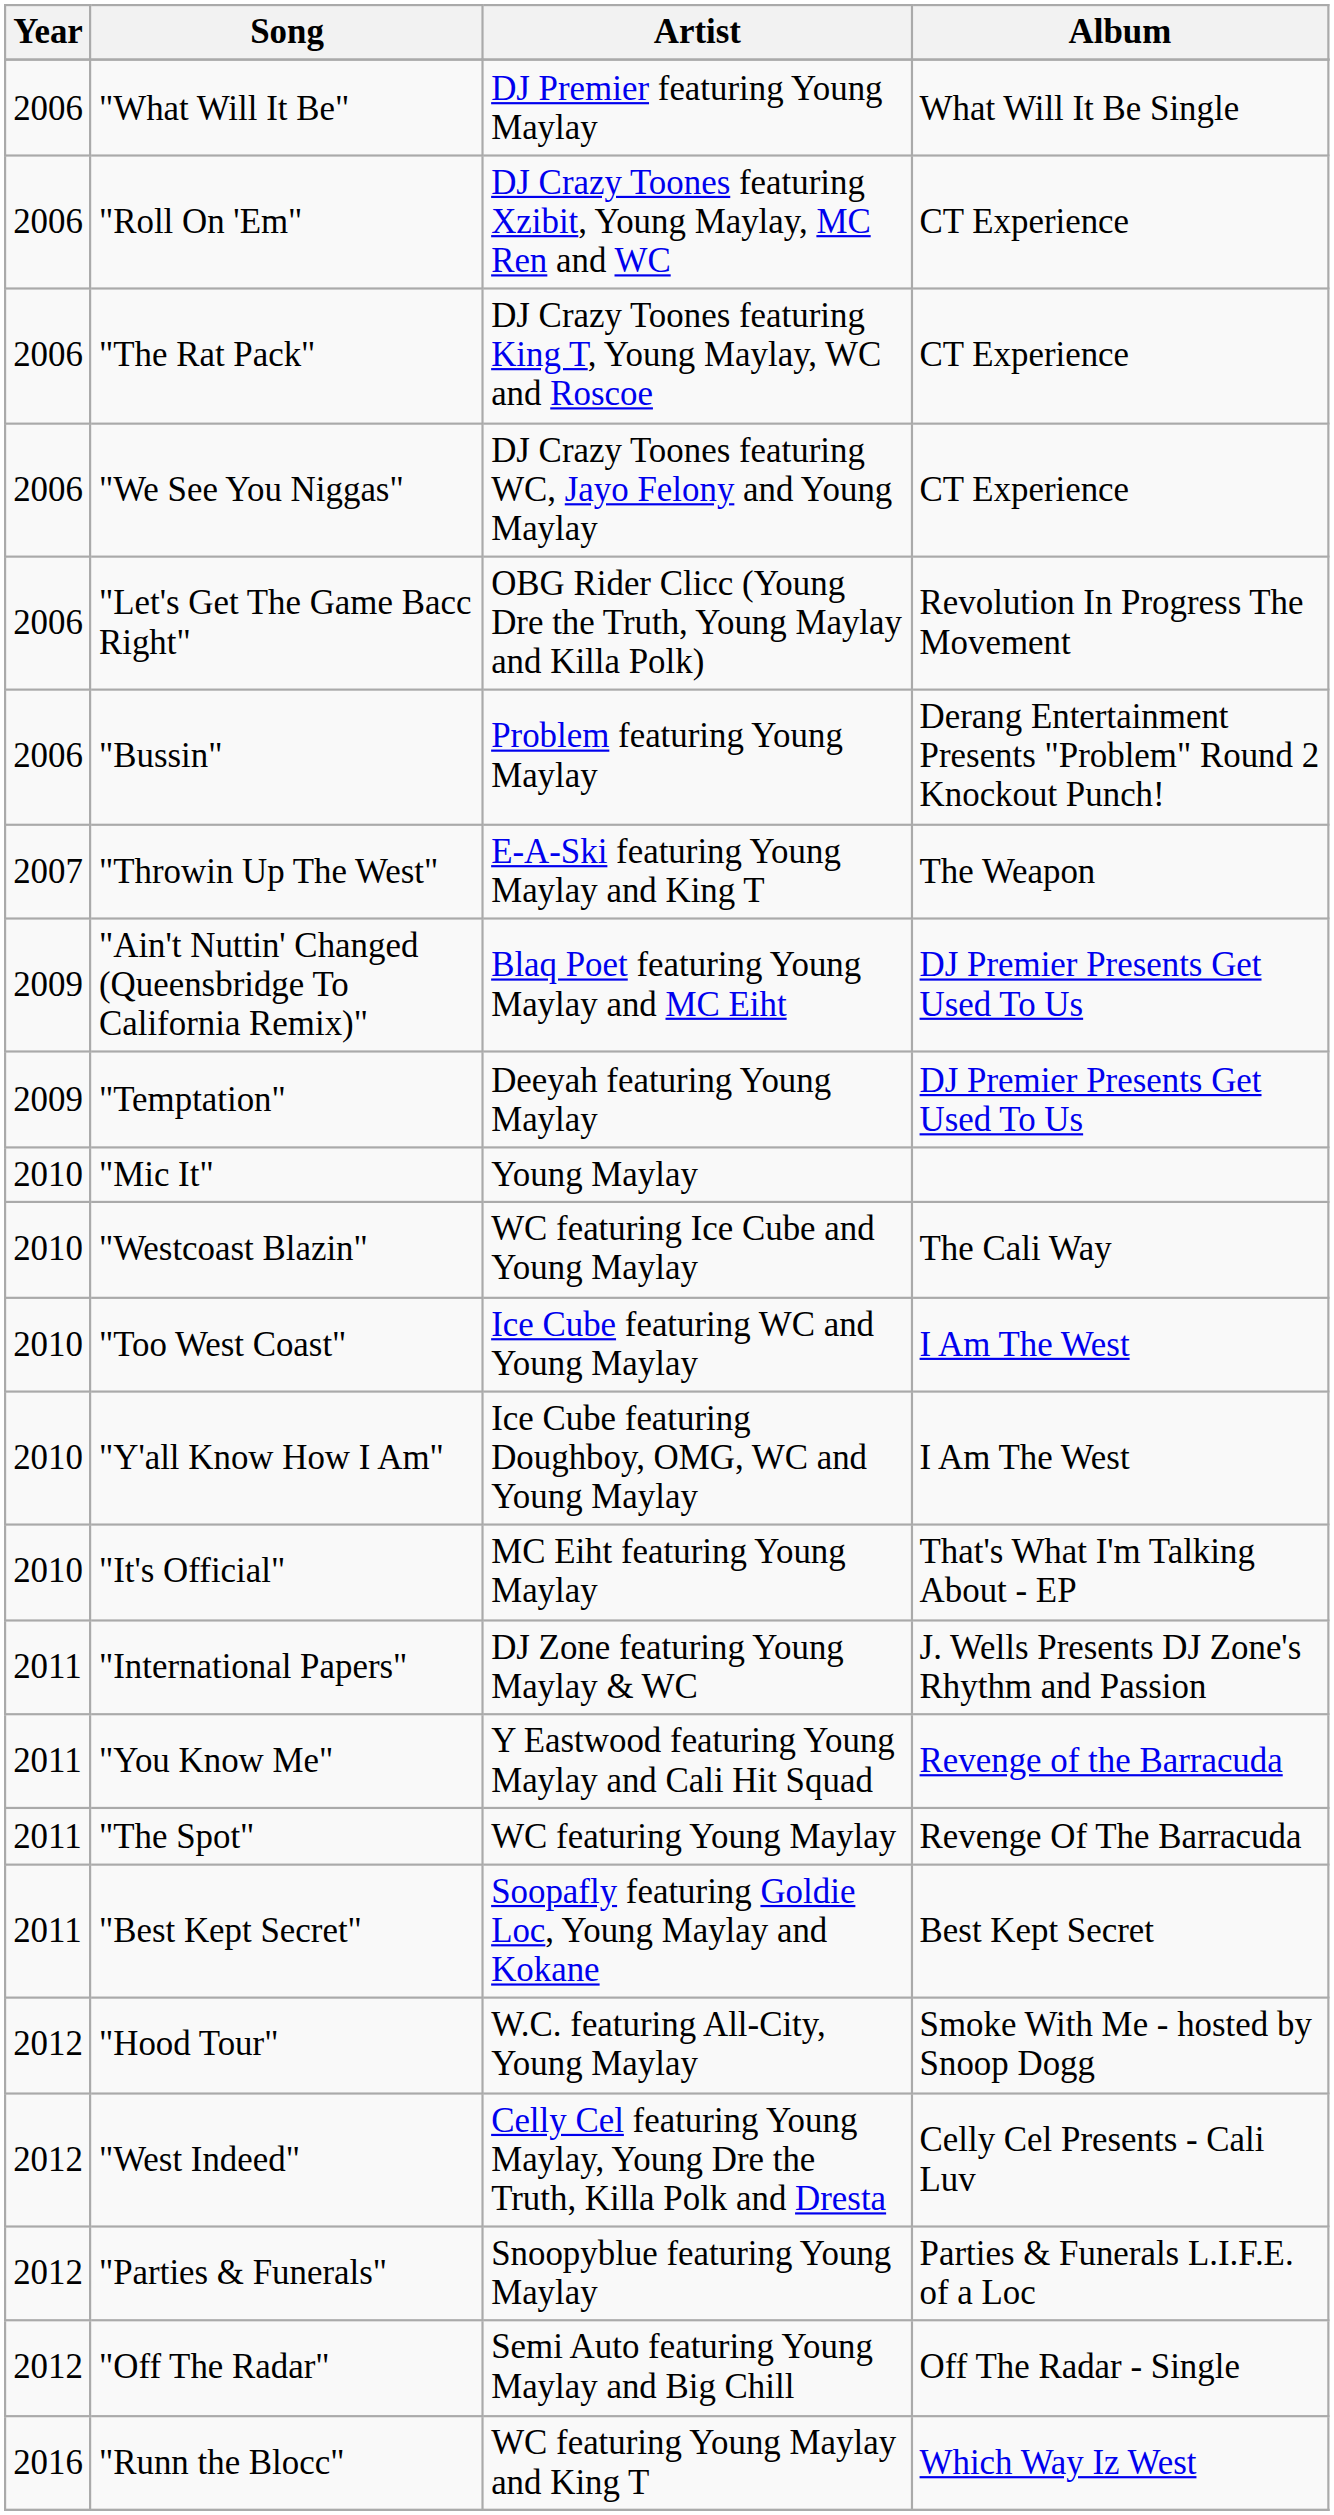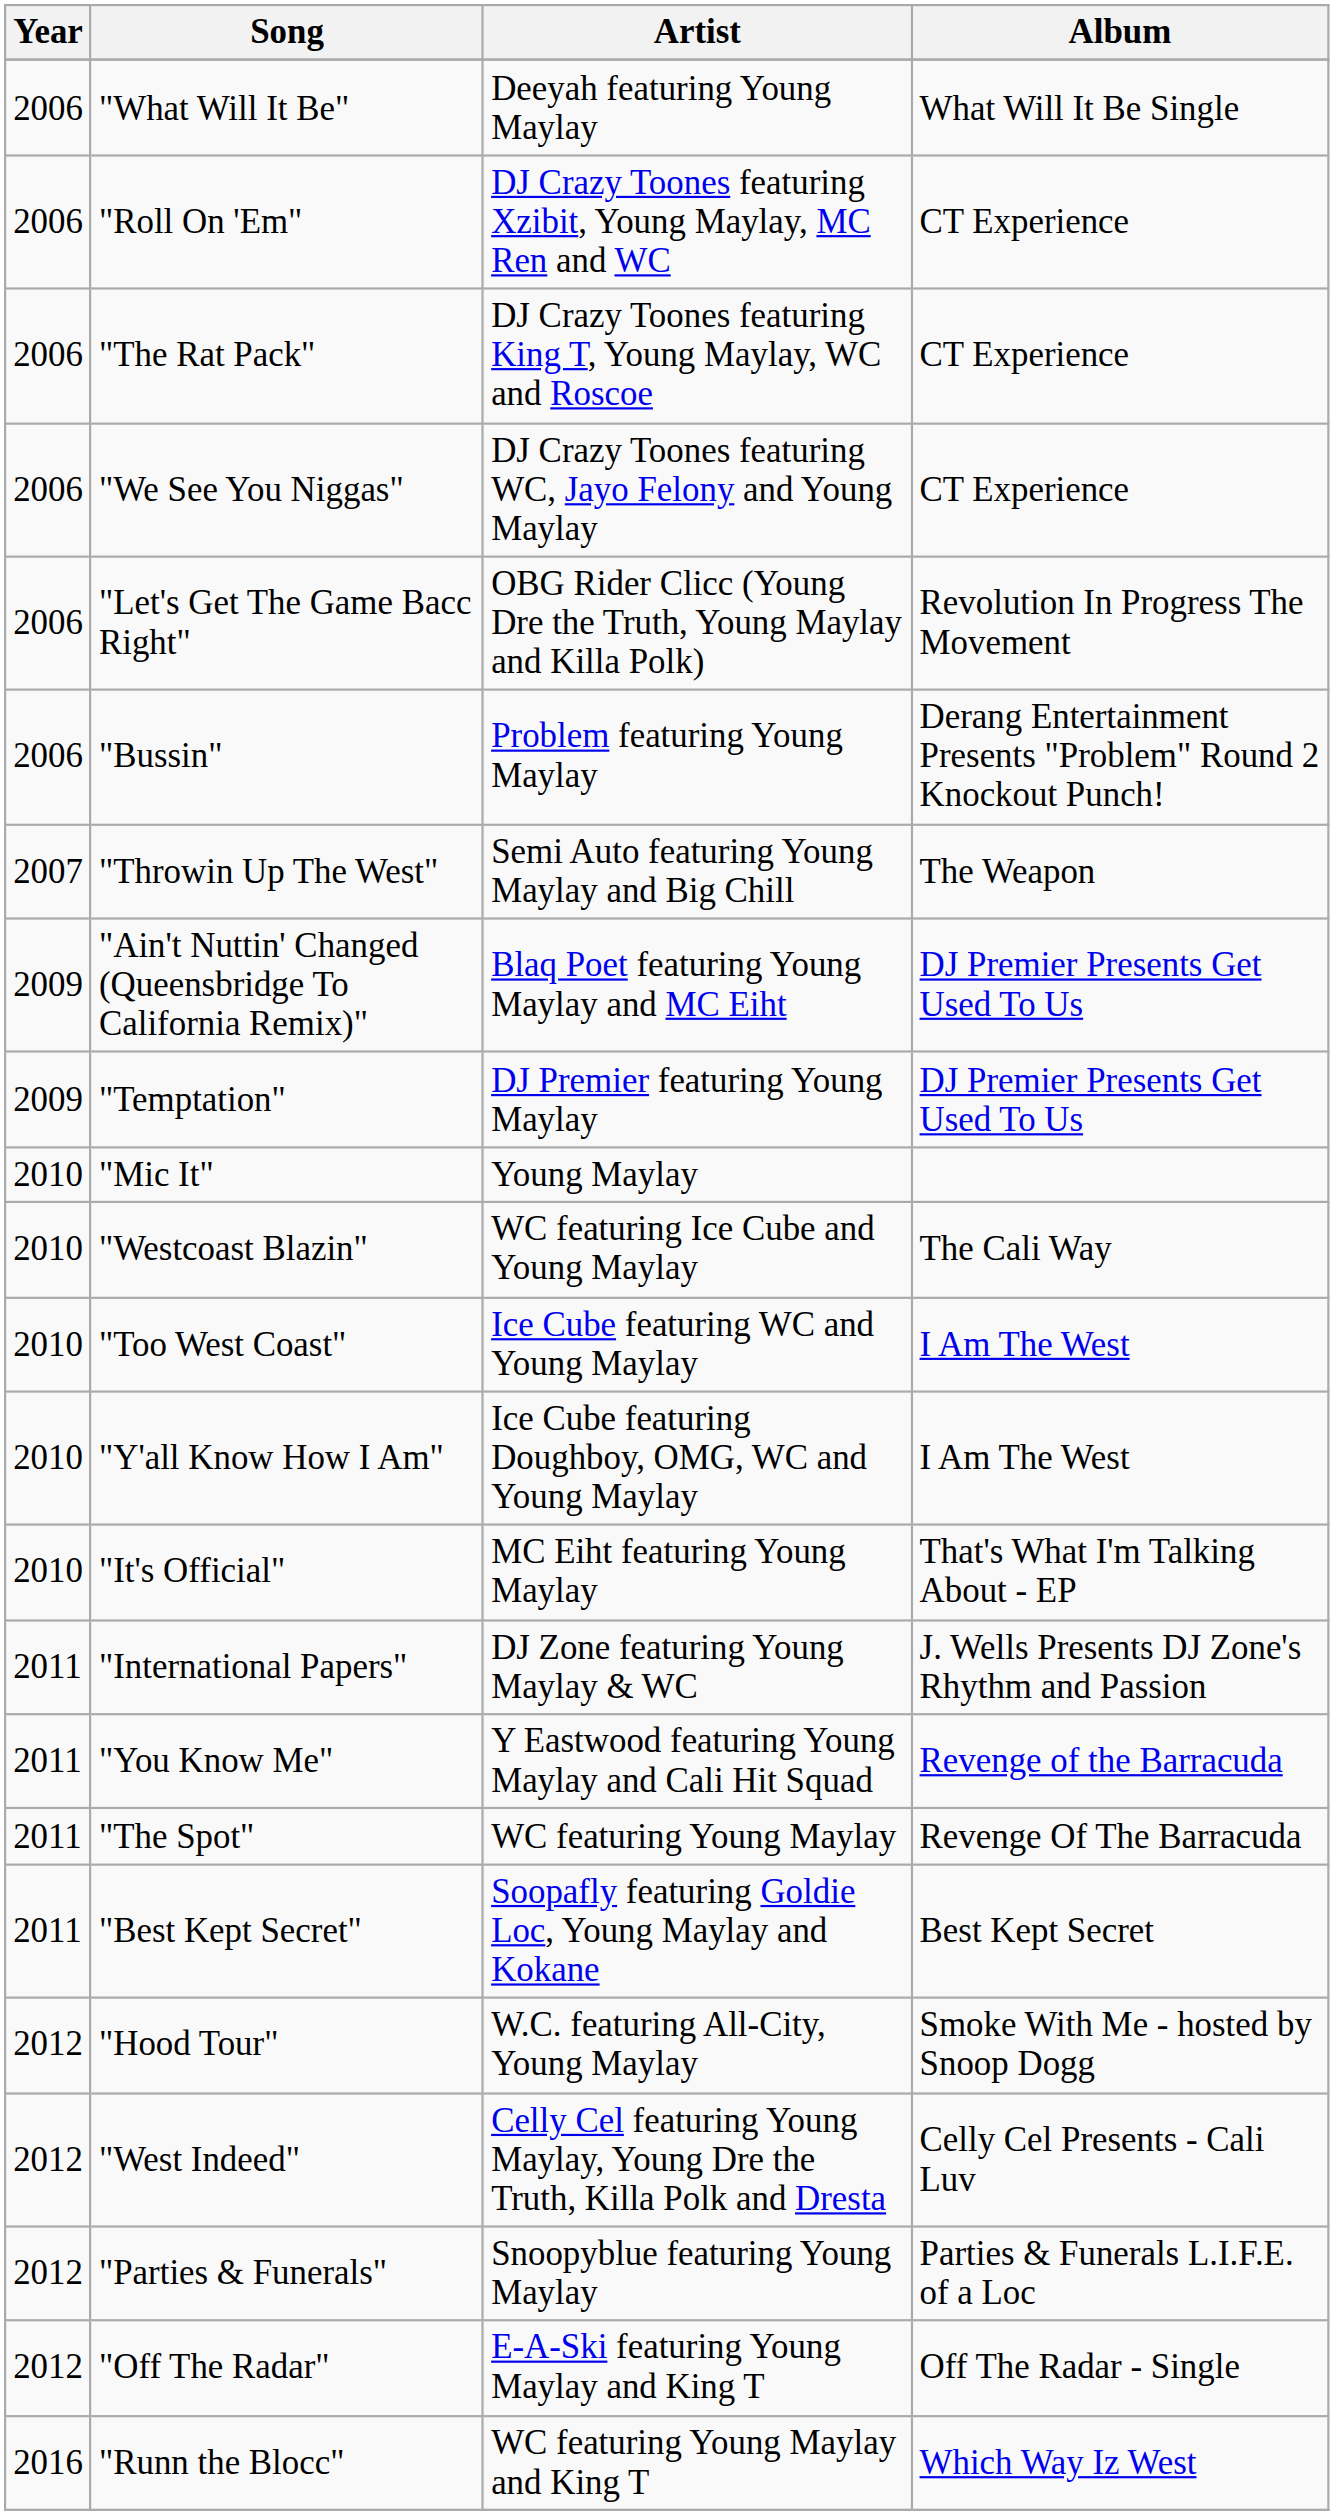(687, 107) DJ Premier featuring Young Maylay -> (661, 107) Deeyah featuring Young Maylay
(666, 870) E-A-Ski featuring Young Maylay and King T -> (682, 870) Semi Auto featuring Young Maylay and Big Chill
(661, 1098) Deeyah featuring Young Maylay -> (687, 1098) DJ Premier featuring Young Maylay
(682, 2367) Semi Auto featuring Young Maylay and Big Chill -> (666, 2367) E-A-Ski featuring Young Maylay and King T
